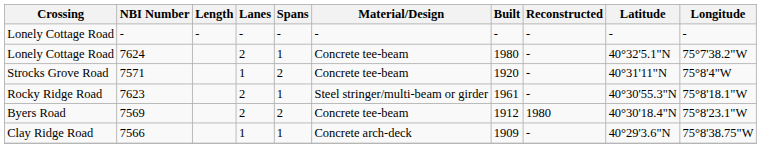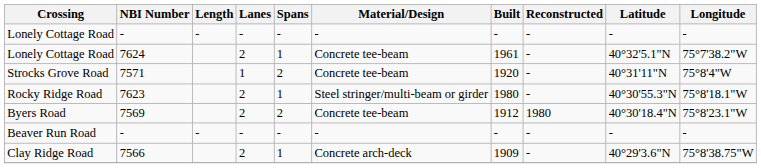(506, 53) 1980 -> (506, 53) 1961
(506, 93) 1961 -> (506, 93) 1980
+ row: (52, 133)
(242, 133) 1 -> (242, 152) 2
